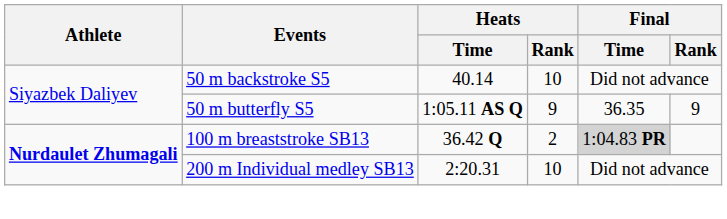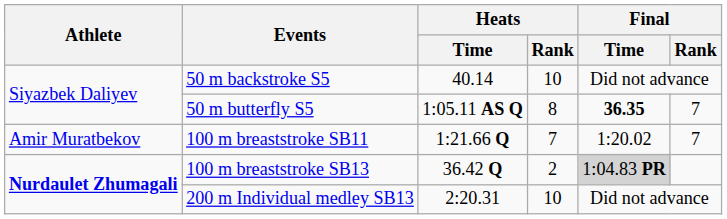(553, 109) 9 -> (553, 109) 8
(624, 109) normal -> (624, 109) bold
(696, 109) 9 -> (696, 109) 7
+ row: (277, 139)
